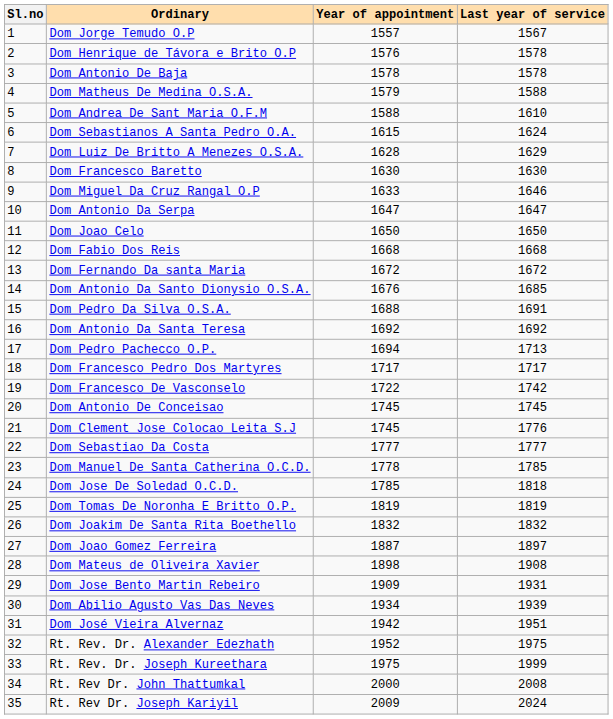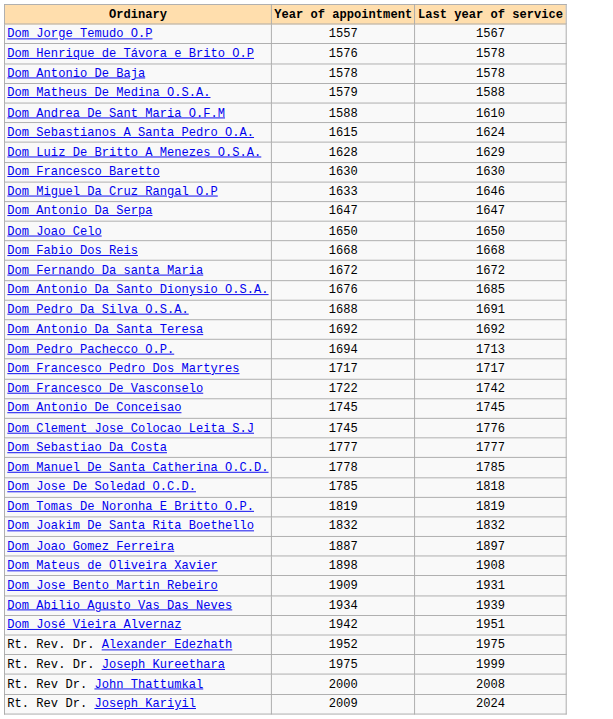- column: (25, 14)
